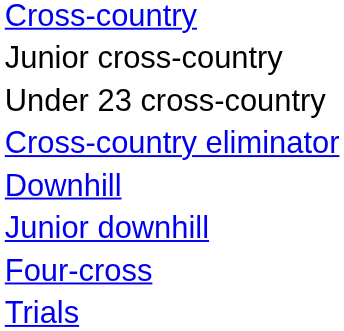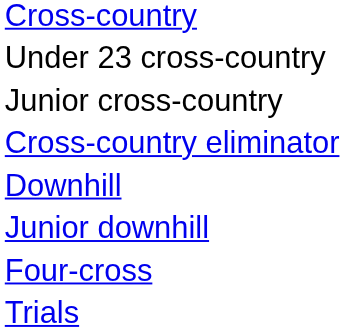rows swapped: (165, 100) <-> (144, 58)
